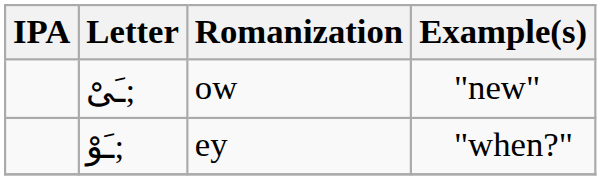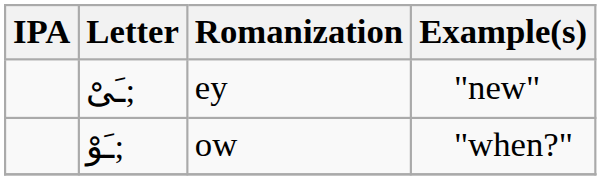(216, 88) ow -> (211, 88) ey
(211, 145) ey -> (216, 145) ow
